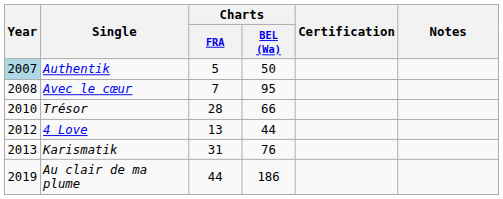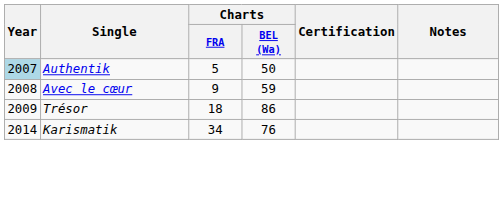(215, 89) 7 -> (215, 89) 9
(269, 89) 95 -> (269, 89) 59
(22, 109) 2010 -> (22, 109) 2009
(215, 109) 28 -> (215, 109) 18
(269, 109) 66 -> (269, 109) 86
- row: (65, 129)
(22, 150) 2013 -> (22, 129) 2014
(215, 150) 31 -> (215, 129) 34
- row: (95, 177)
